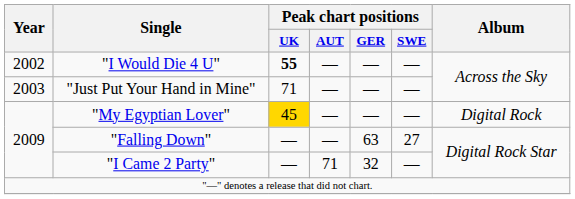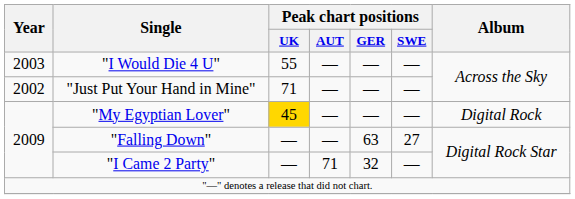(29, 64) 2002 -> (29, 64) 2003
(289, 64) bold -> (289, 64) normal
(29, 89) 2003 -> (29, 89) 2002
